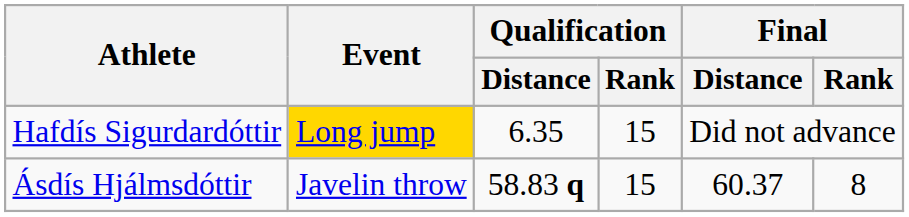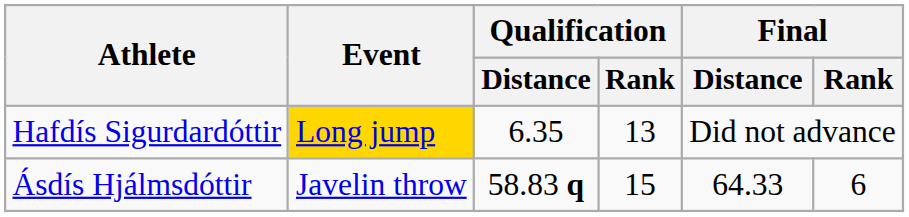(640, 132) 15 -> (640, 132) 13
(748, 184) 60.37 -> (748, 184) 64.33
(858, 184) 8 -> (858, 184) 6
